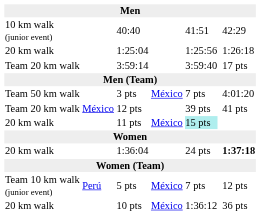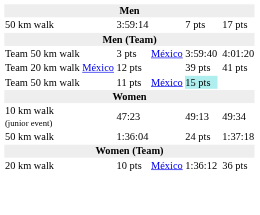- row: (128, 31)
- row: (132, 51)
(42, 65) Team 20 km walk -> (30, 25) 50 km walk
(201, 65) 3:59:40 -> (195, 25) 7 pts
(195, 94) 7 pts -> (201, 53) 3:59:40
(30, 122) 20 km walk -> (42, 82) Team 50 km walk
+ row: (128, 116)
(30, 151) 20 km walk -> (30, 137) 50 km walk
(239, 151) bold -> (238, 137) normal
- row: (127, 185)
